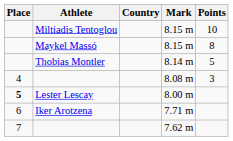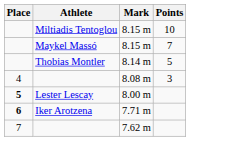- column: (141, 12)
(212, 45) 8 -> (170, 45) 7
(19, 111) normal -> (19, 111) bold
